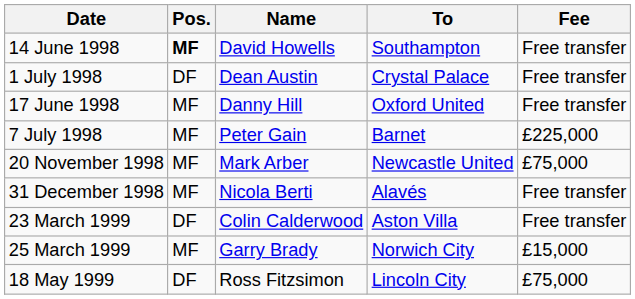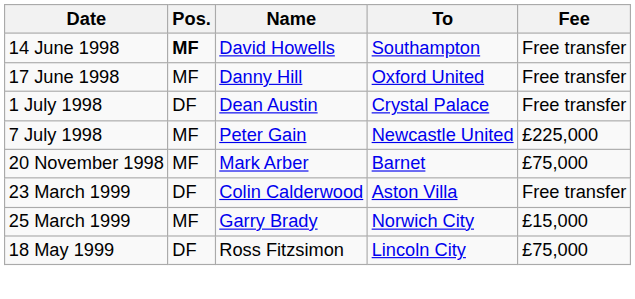rows swapped: (64, 105) <-> (55, 76)
(399, 134) Barnet -> (443, 134) Newcastle United
(443, 163) Newcastle United -> (399, 163) Barnet
- row: (86, 192)
